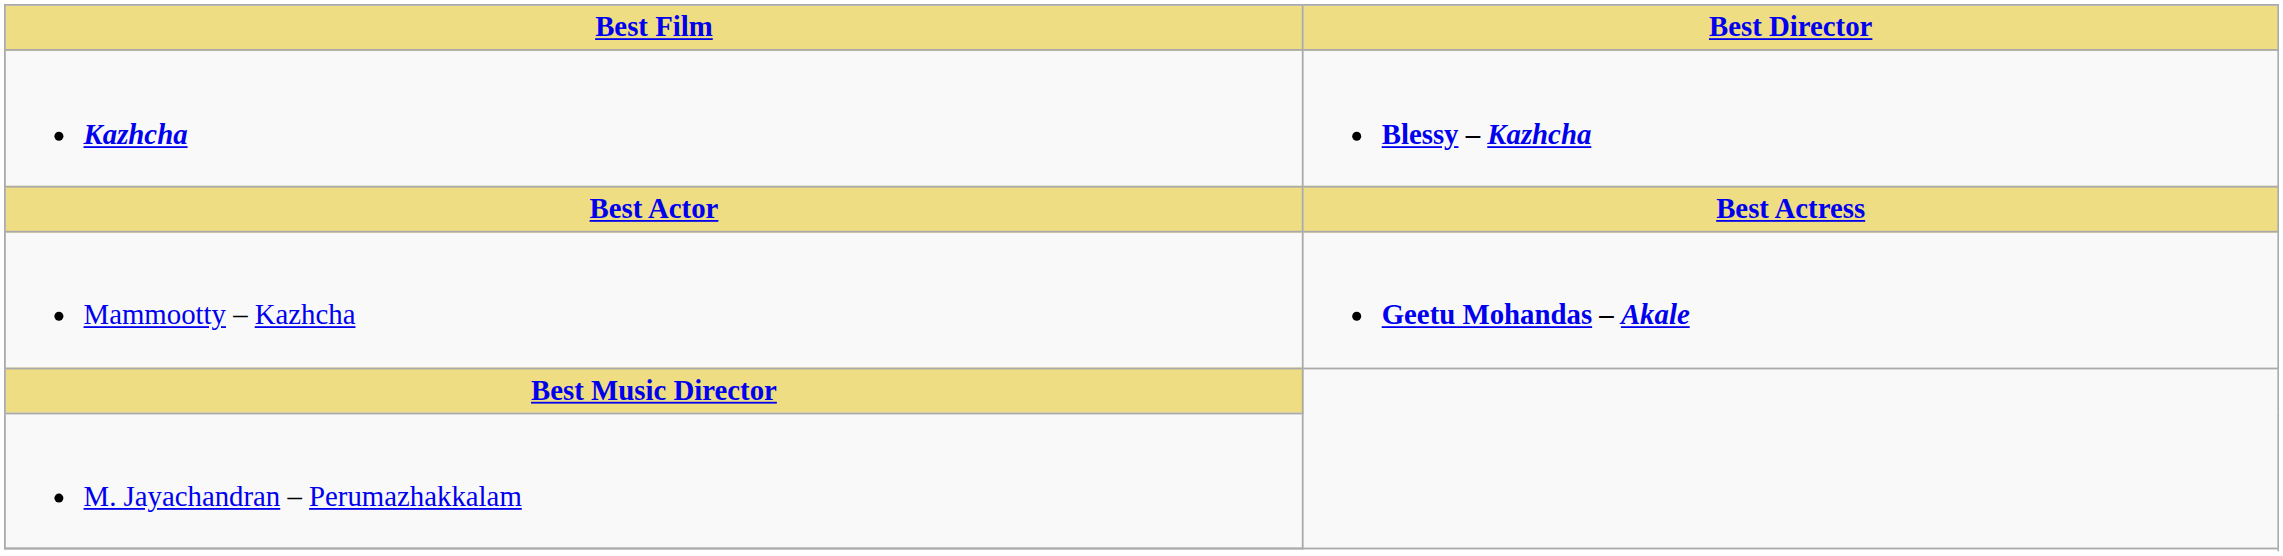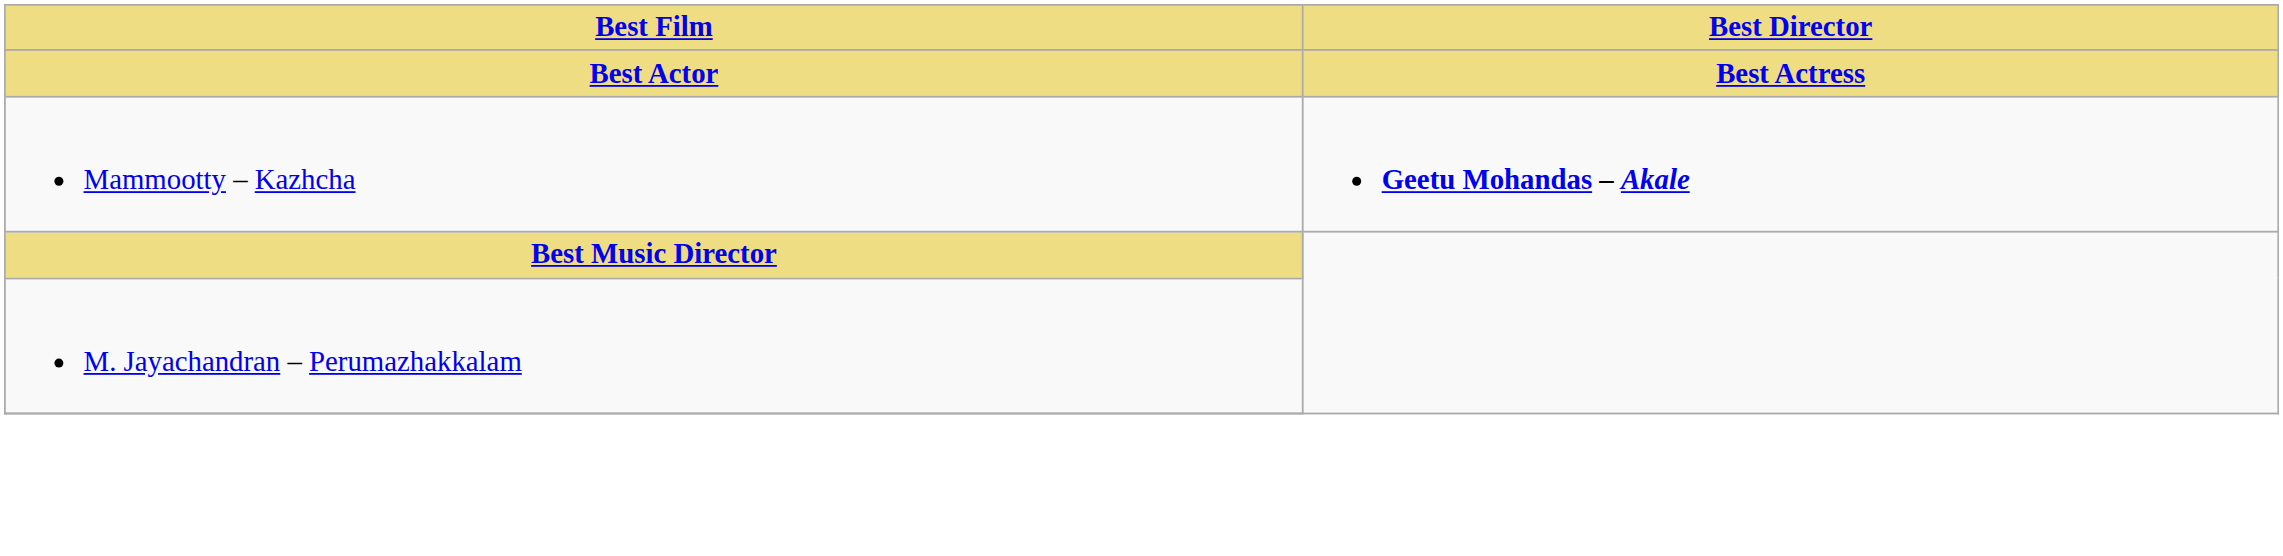- row: (654, 135)
